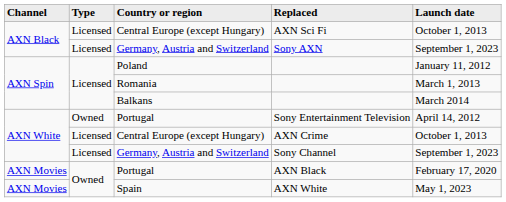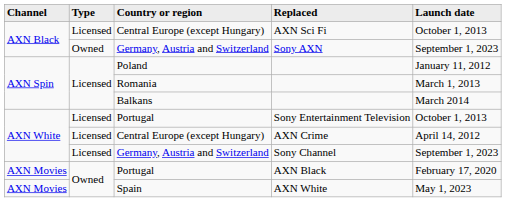(92, 48) Licensed -> (88, 48) Owned
(88, 118) Owned -> (92, 118) Licensed
(448, 118) April 14, 2012 -> (451, 118) October 1, 2013
(451, 135) October 1, 2013 -> (448, 135) April 14, 2012
